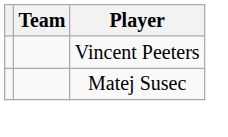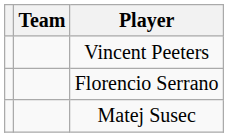+ row: (147, 83)
